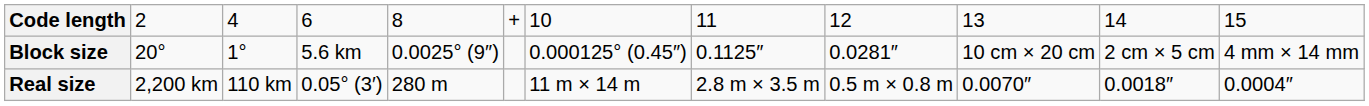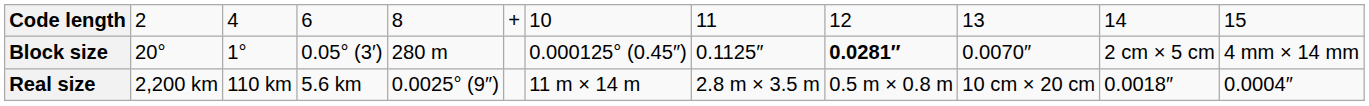(331, 52) 5.6 km -> (342, 52) 0.05° (3′)
(445, 52) 0.0025° (9″) -> (420, 52) 280 m
(864, 52) normal -> (865, 52) bold
(1029, 52) 10 cm × 20 cm -> (997, 52) 0.0070″
(342, 84) 0.05° (3′) -> (331, 84) 5.6 km
(420, 84) 280 m -> (445, 84) 0.0025° (9″)
(997, 84) 0.0070″ -> (1029, 84) 10 cm × 20 cm
